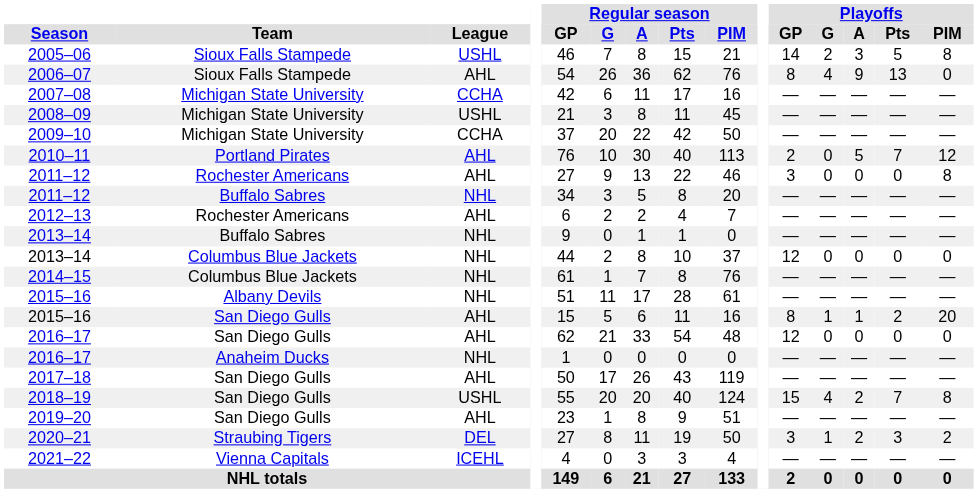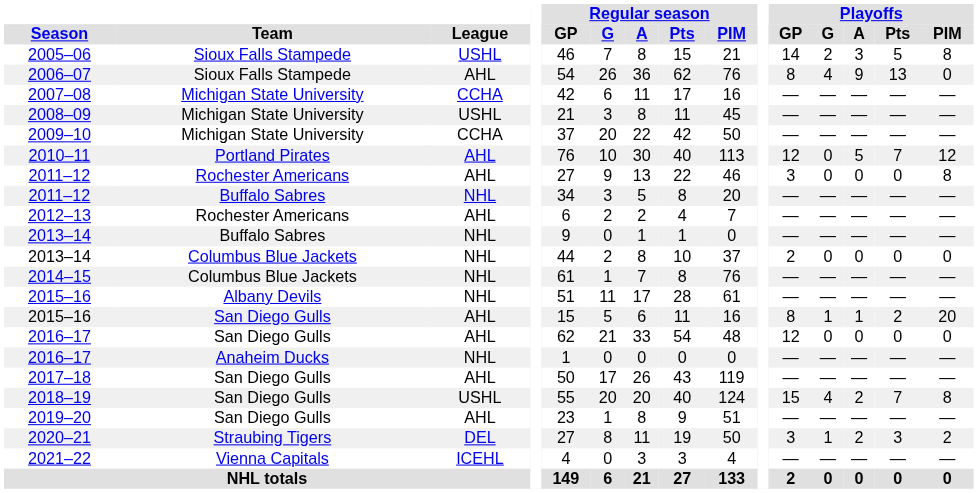(791, 155) 2 -> (791, 155) 12
(791, 256) 12 -> (791, 256) 2
